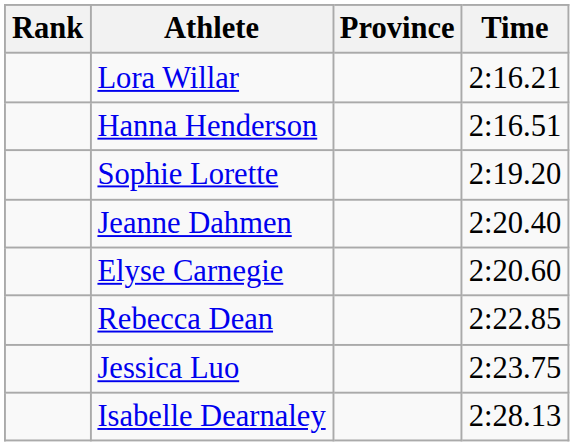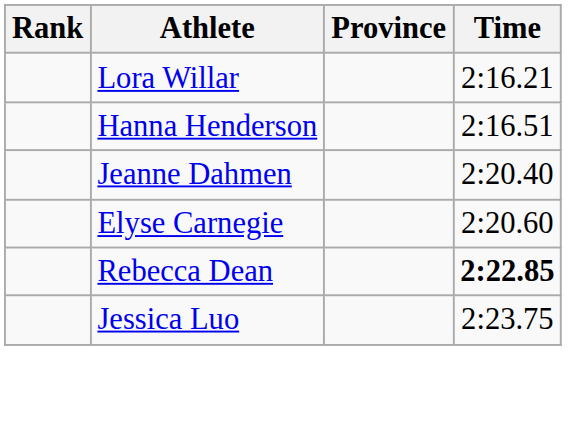- row: (188, 174)
(515, 319) normal -> (507, 271) bold
- row: (212, 416)
